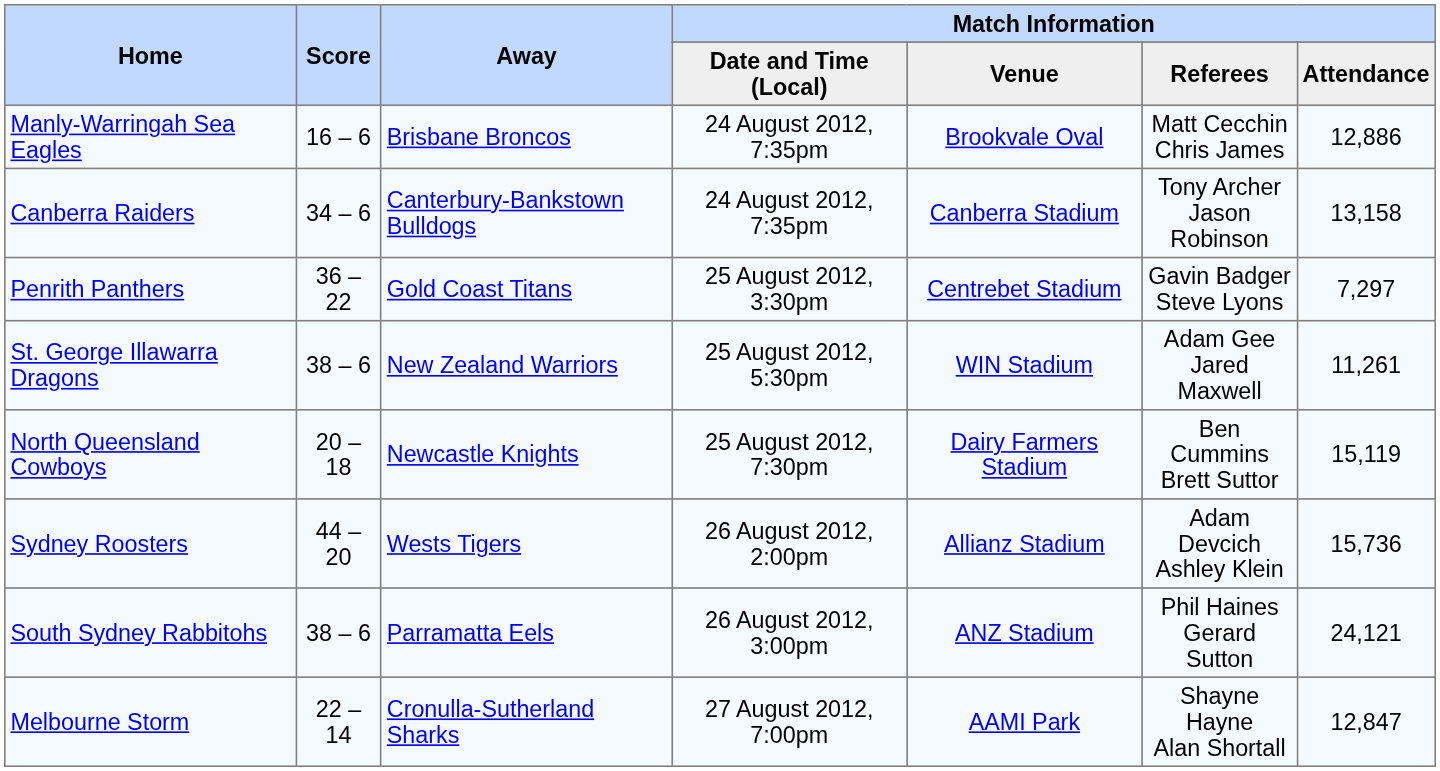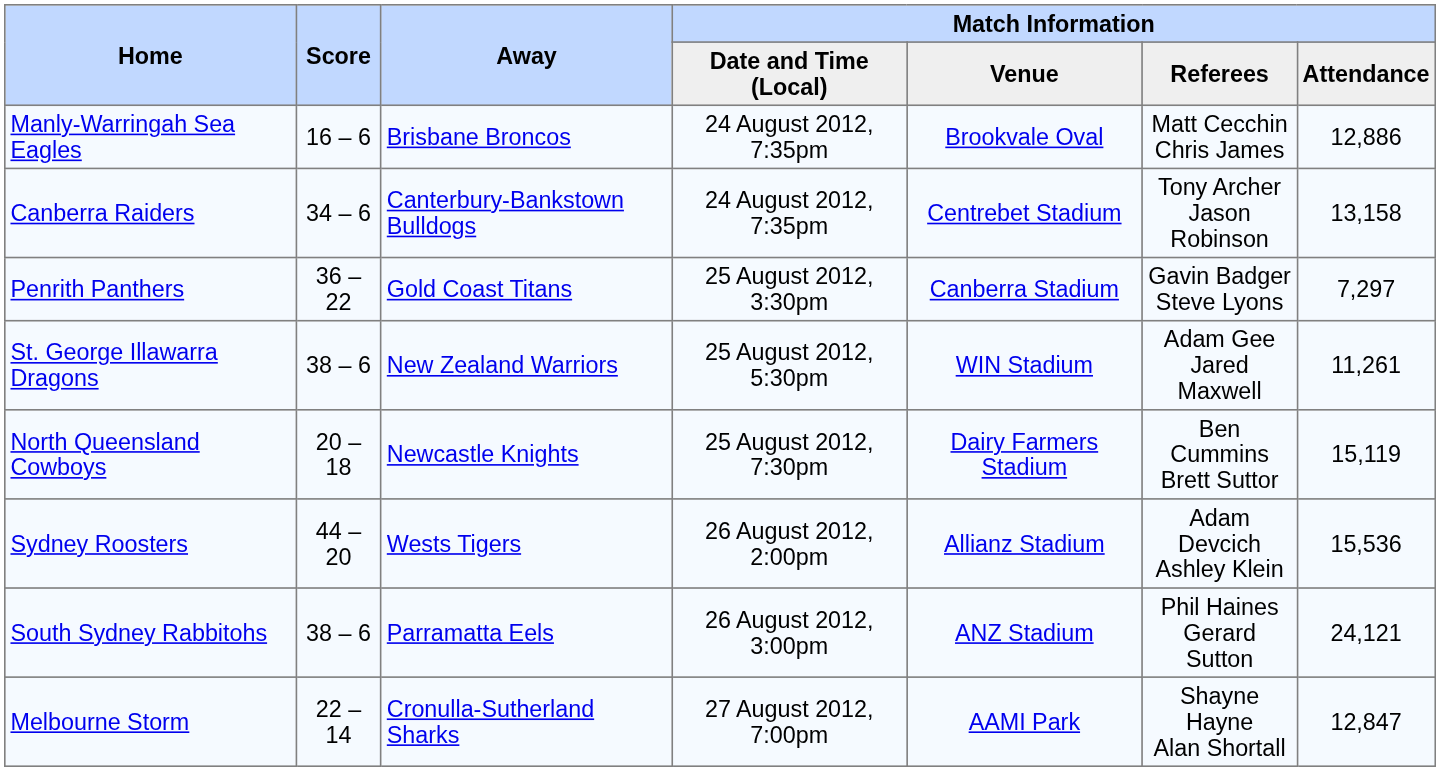(1024, 213) Canberra Stadium -> (1024, 213) Centrebet Stadium
(1024, 289) Centrebet Stadium -> (1024, 289) Canberra Stadium
(1366, 543) 15,736 -> (1366, 543) 15,536
